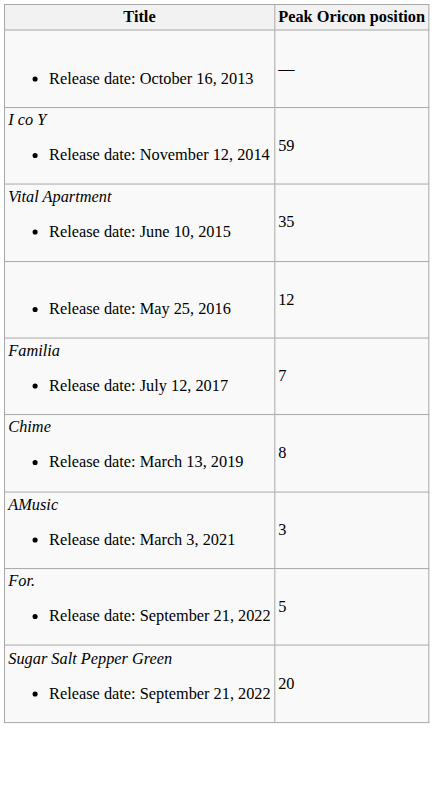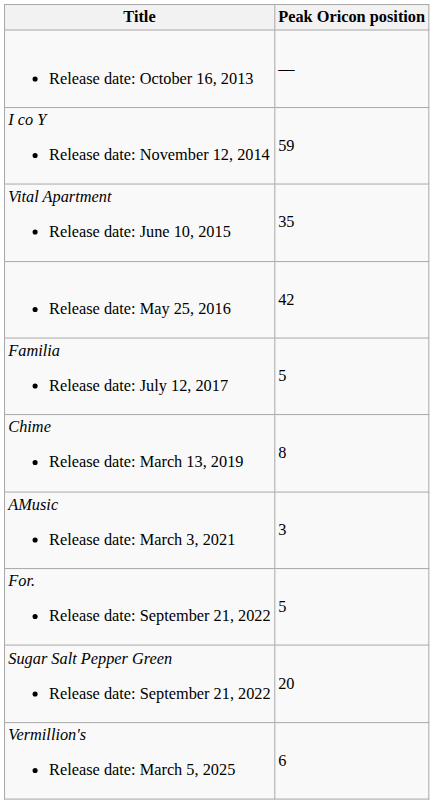(286, 299) 12 -> (286, 299) 42
(282, 376) 7 -> (282, 376) 5
+ row: (139, 753)
